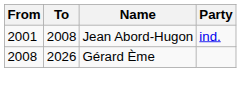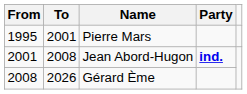+ row: (117, 36)
(210, 36) normal -> (211, 57) bold
